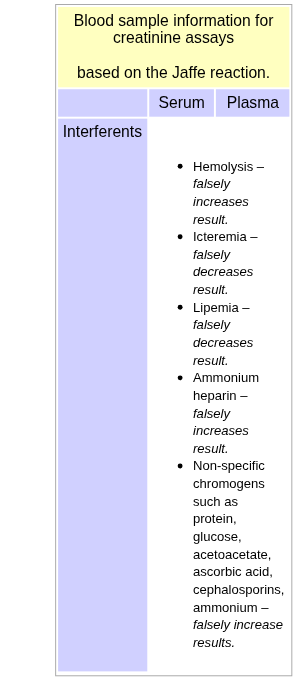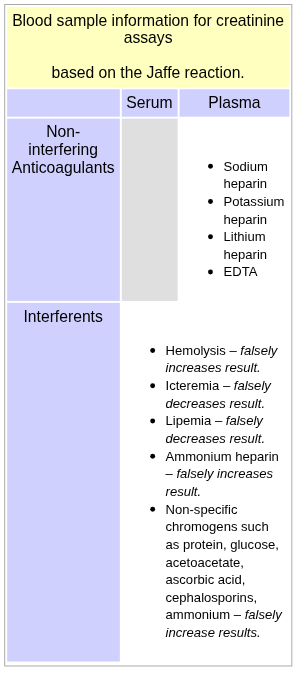+ row: (63, 150)
